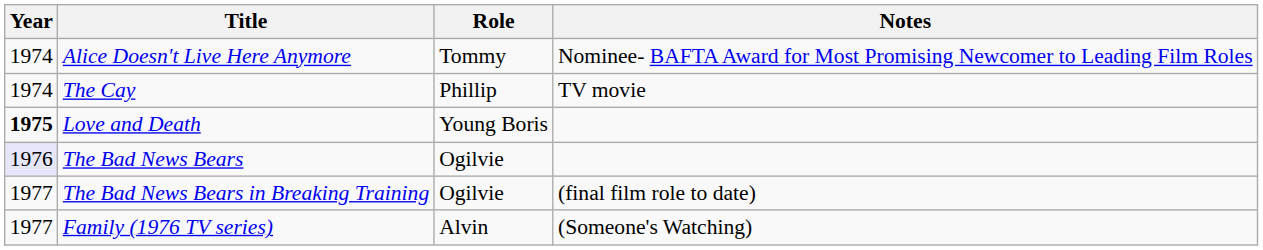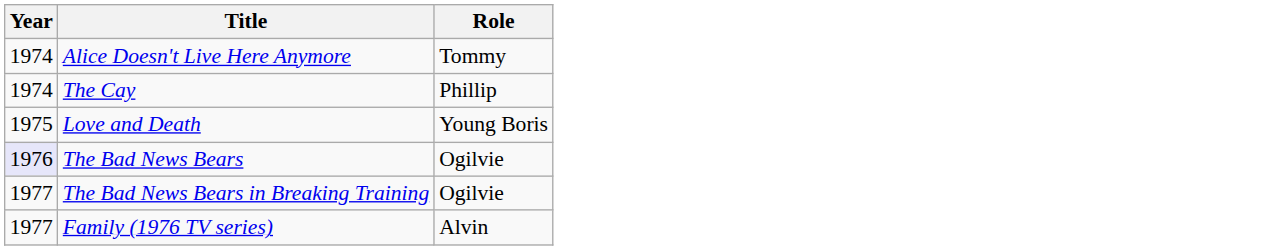- column: (905, 21)
(31, 124) bold -> (31, 124) normal
